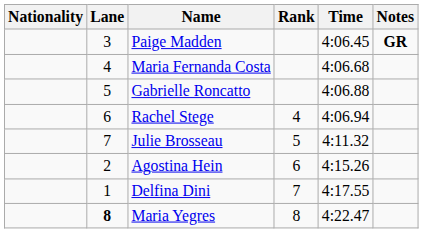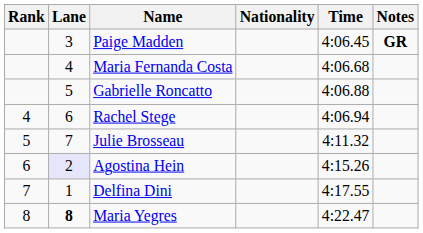columns swapped: (296, 16) <-> (46, 16)
(107, 166) no background -> (69, 166) lavender background
